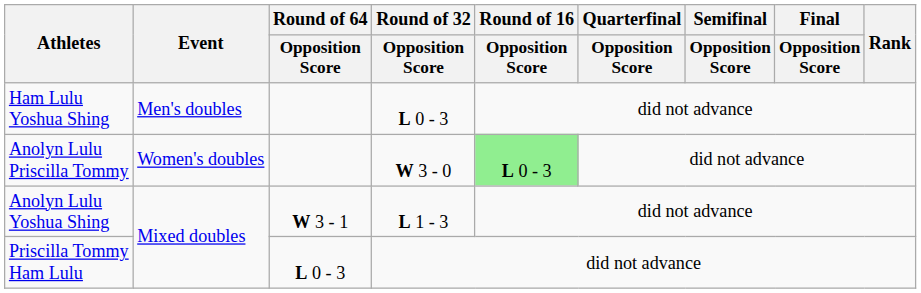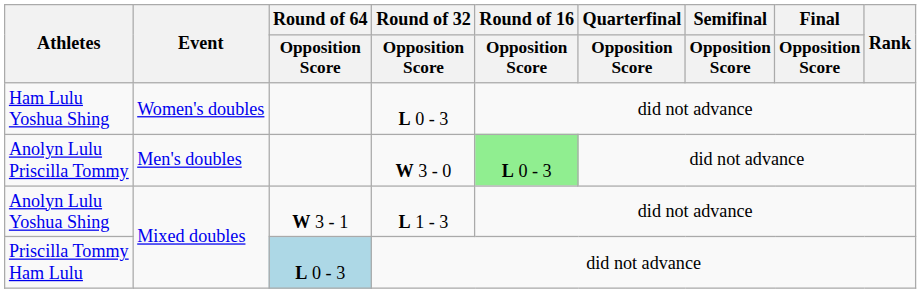(189, 108) Men's doubles -> (201, 108) Women's doubles
(201, 160) Women's doubles -> (189, 160) Men's doubles
(320, 273) no background -> (320, 273) lightblue background
